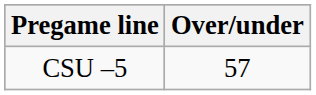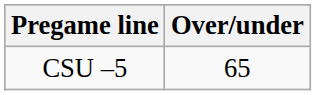(237, 67) 57 -> (237, 67) 65
